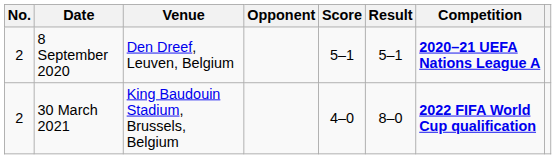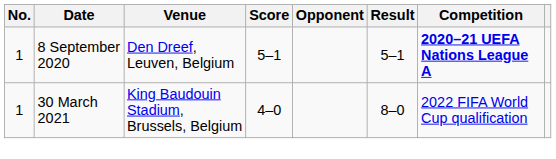columns swapped: (281, 15) <-> (342, 15)
(19, 54) 2 -> (19, 54) 1
(19, 118) 2 -> (19, 110) 1
(478, 118) bold -> (475, 110) normal
